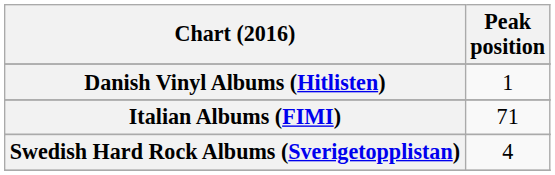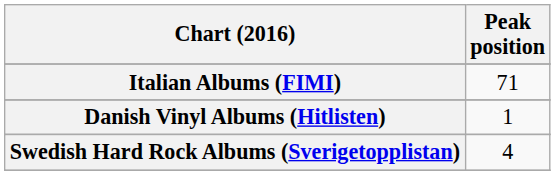rows swapped: (235, 81) <-> (235, 116)
